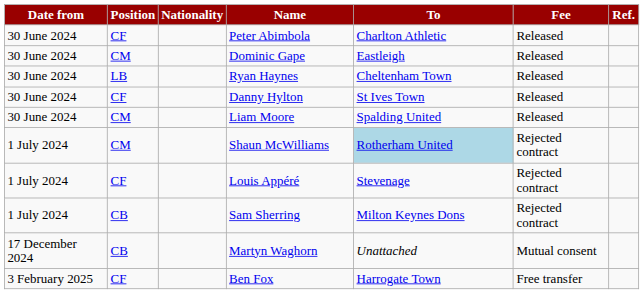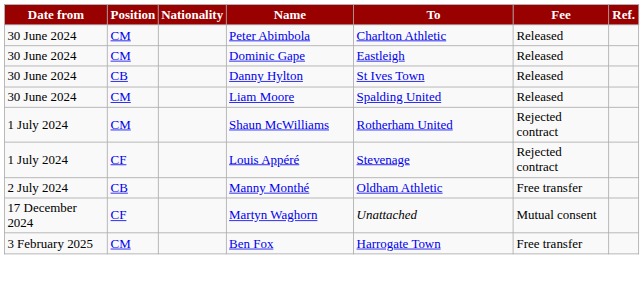(118, 35) CF -> (121, 35) CM
- row: (264, 76)
(118, 96) CF -> (119, 76) CB
(405, 145) lightblue background -> (405, 124) no background
- row: (265, 215)
+ row: (269, 187)
(119, 250) CB -> (118, 215) CF
(118, 278) CF -> (121, 243) CM
